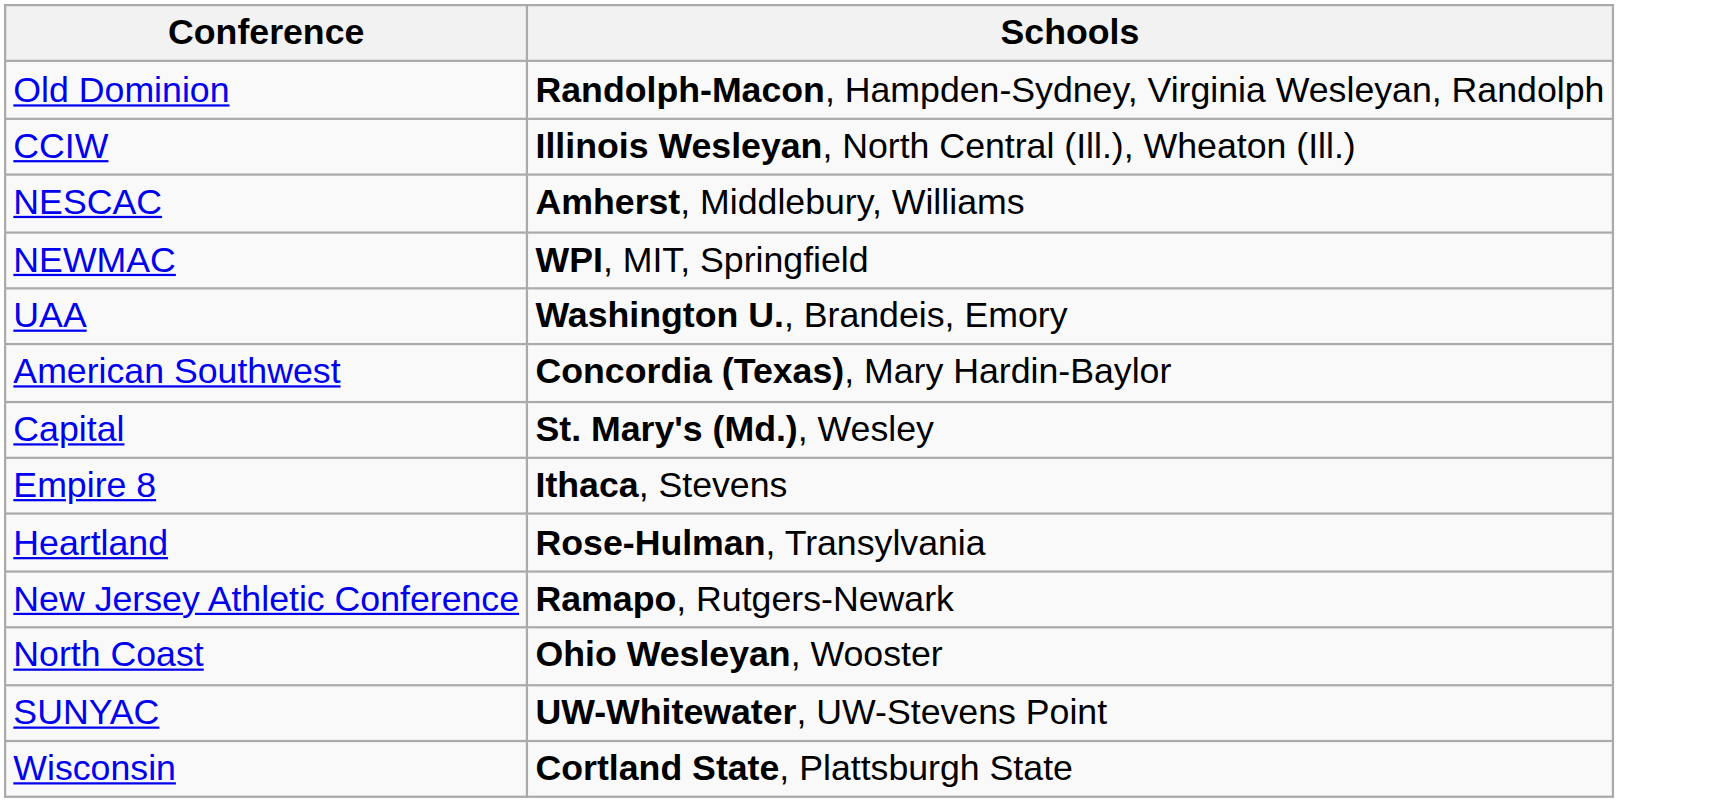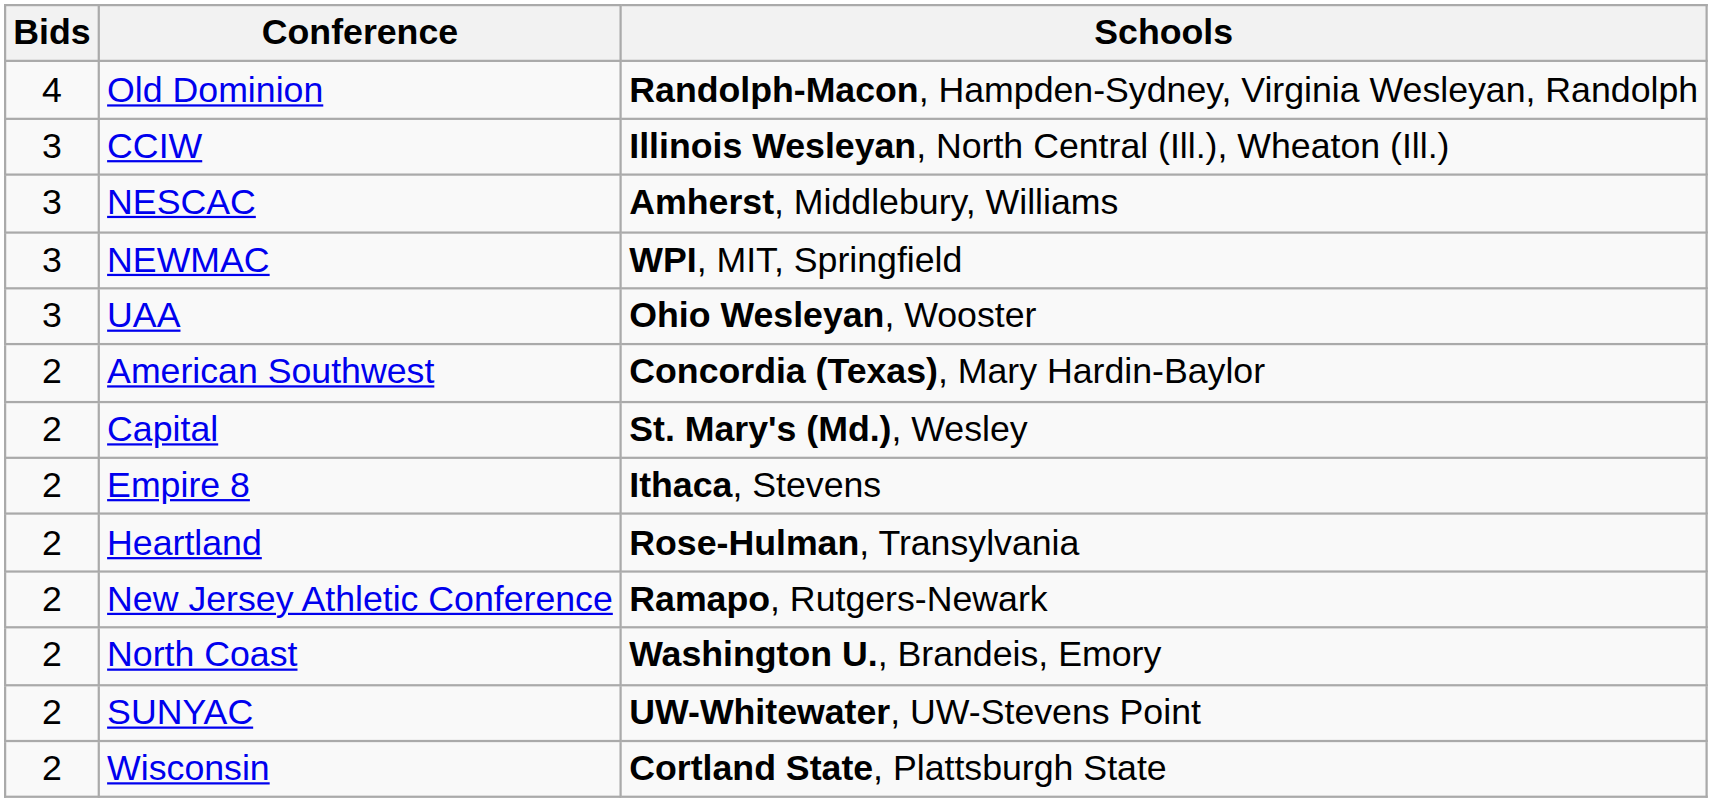+ column: (52, 32)
(801, 315) Washington U., Brandeis, Emory -> (833, 315) Ohio Wesleyan, Wooster
(739, 655) Ohio Wesleyan, Wooster -> (895, 655) Washington U., Brandeis, Emory
